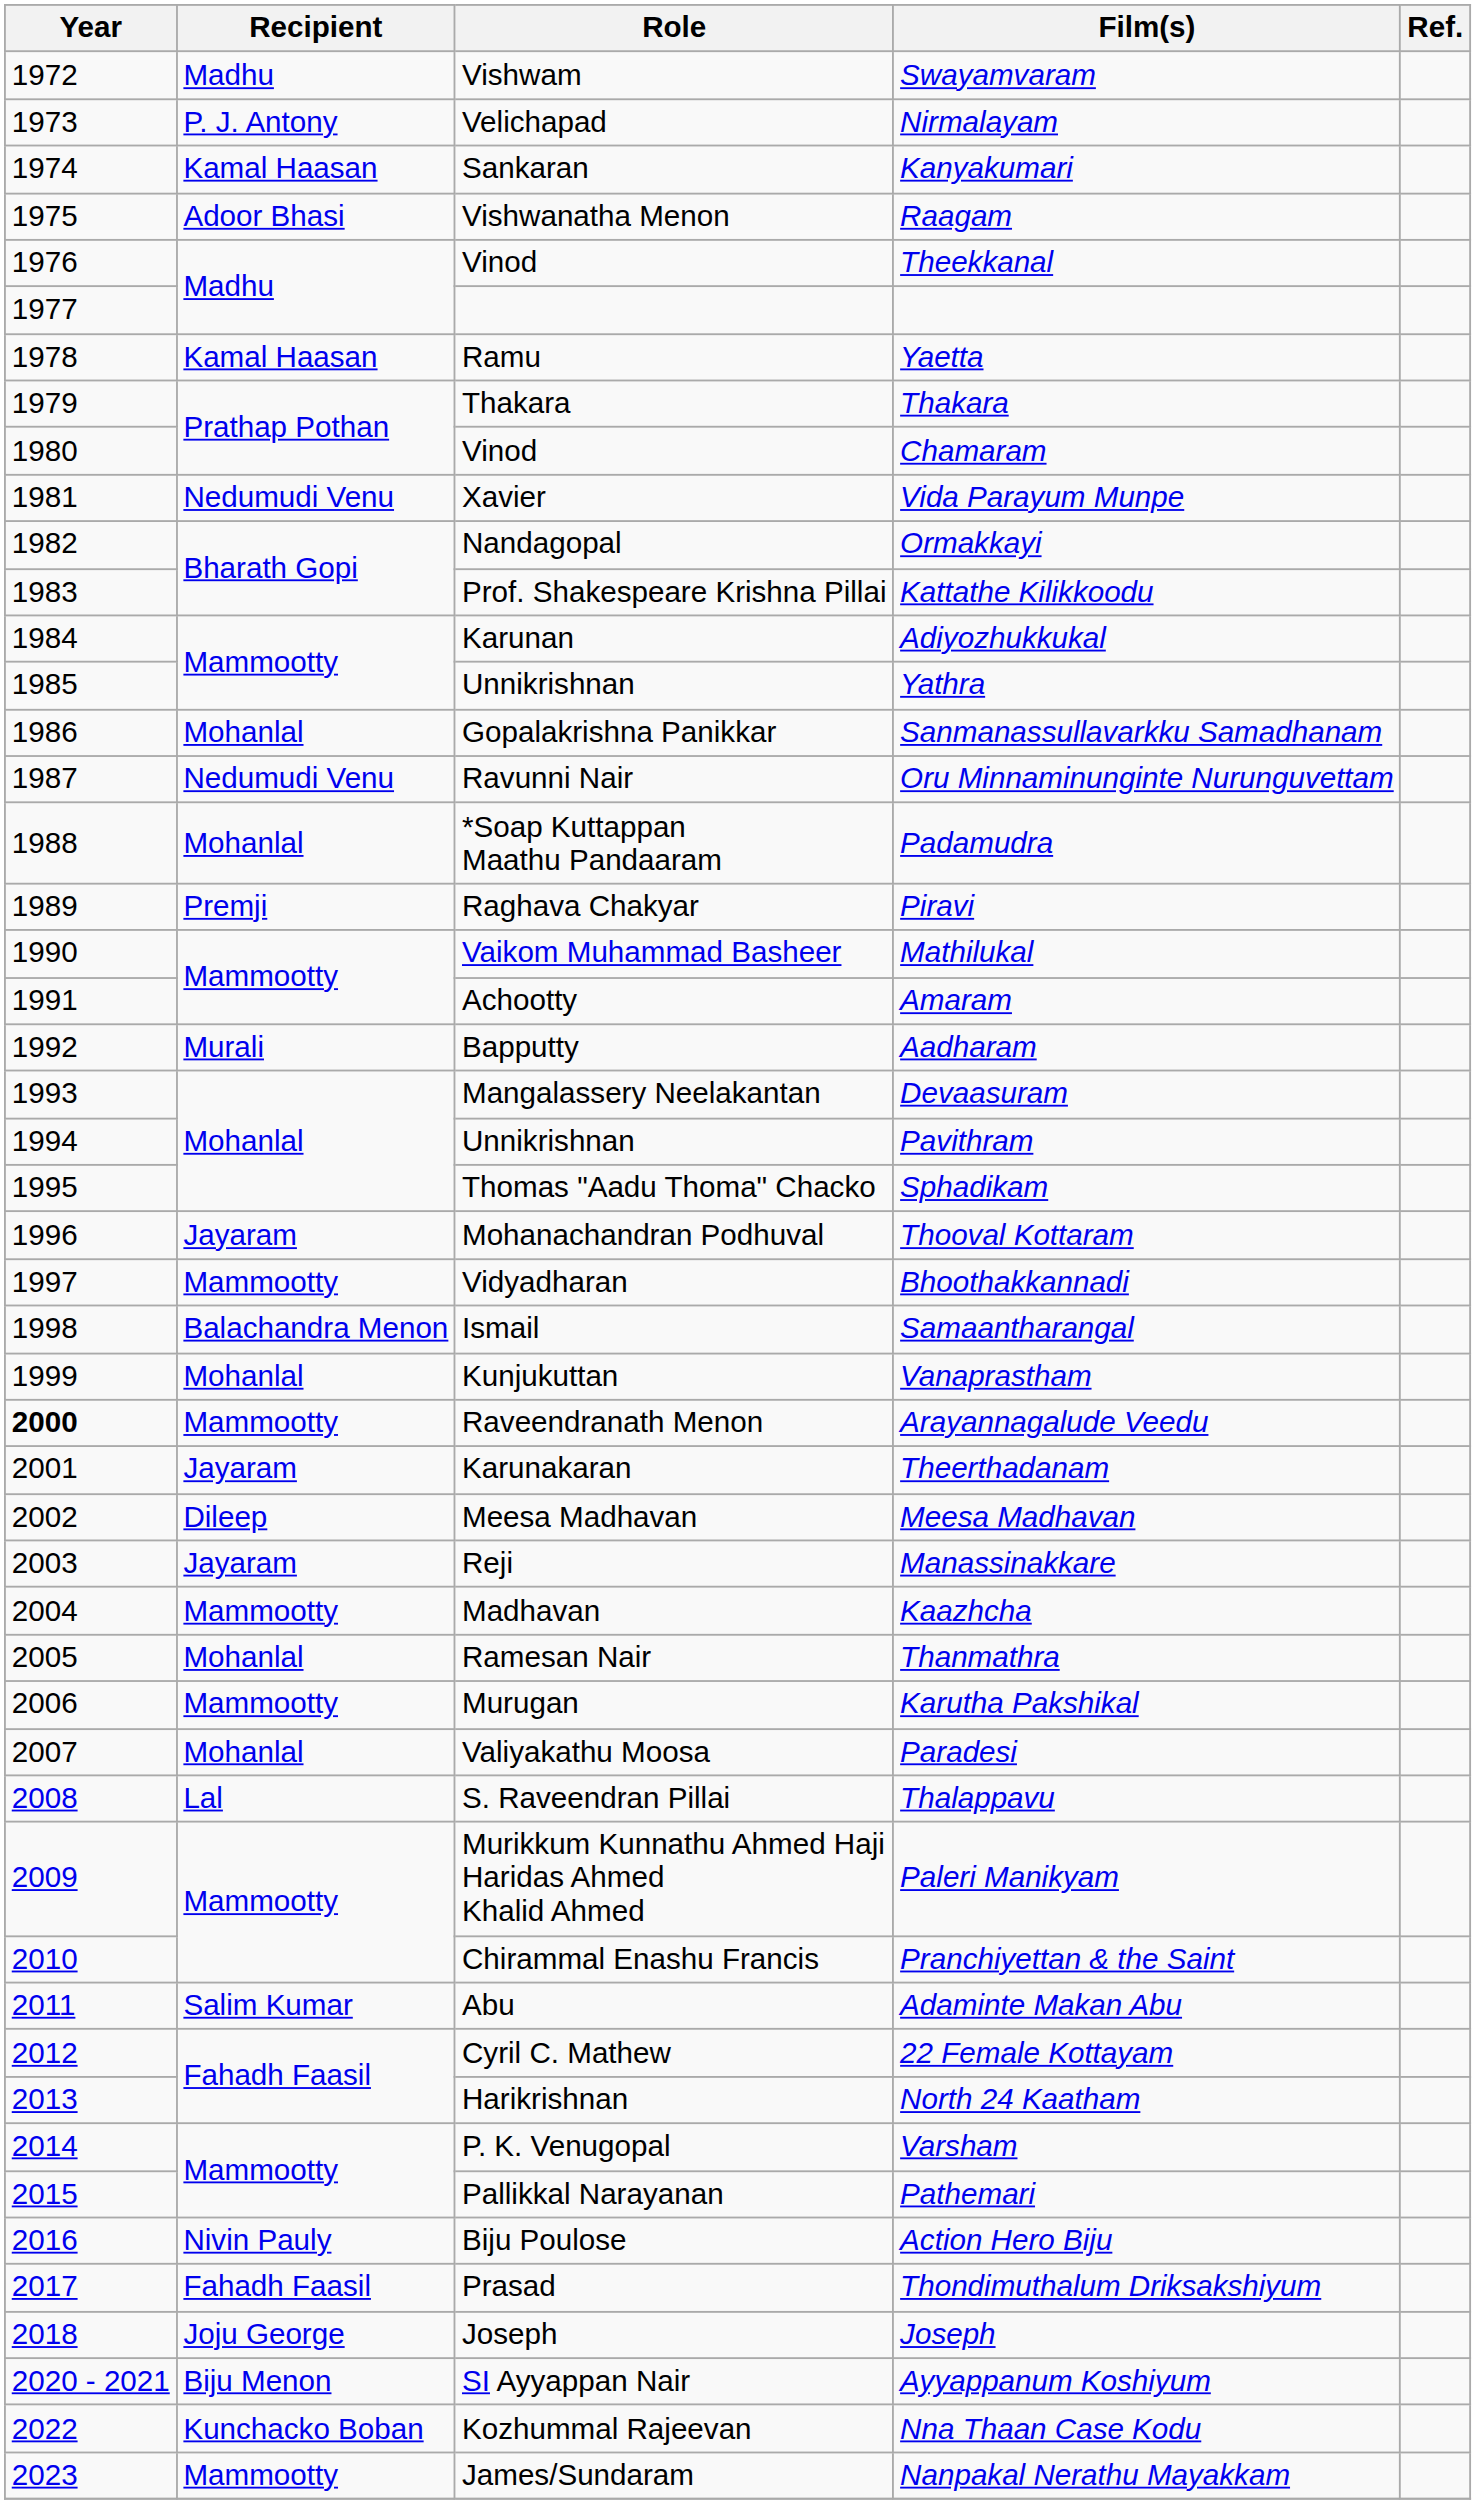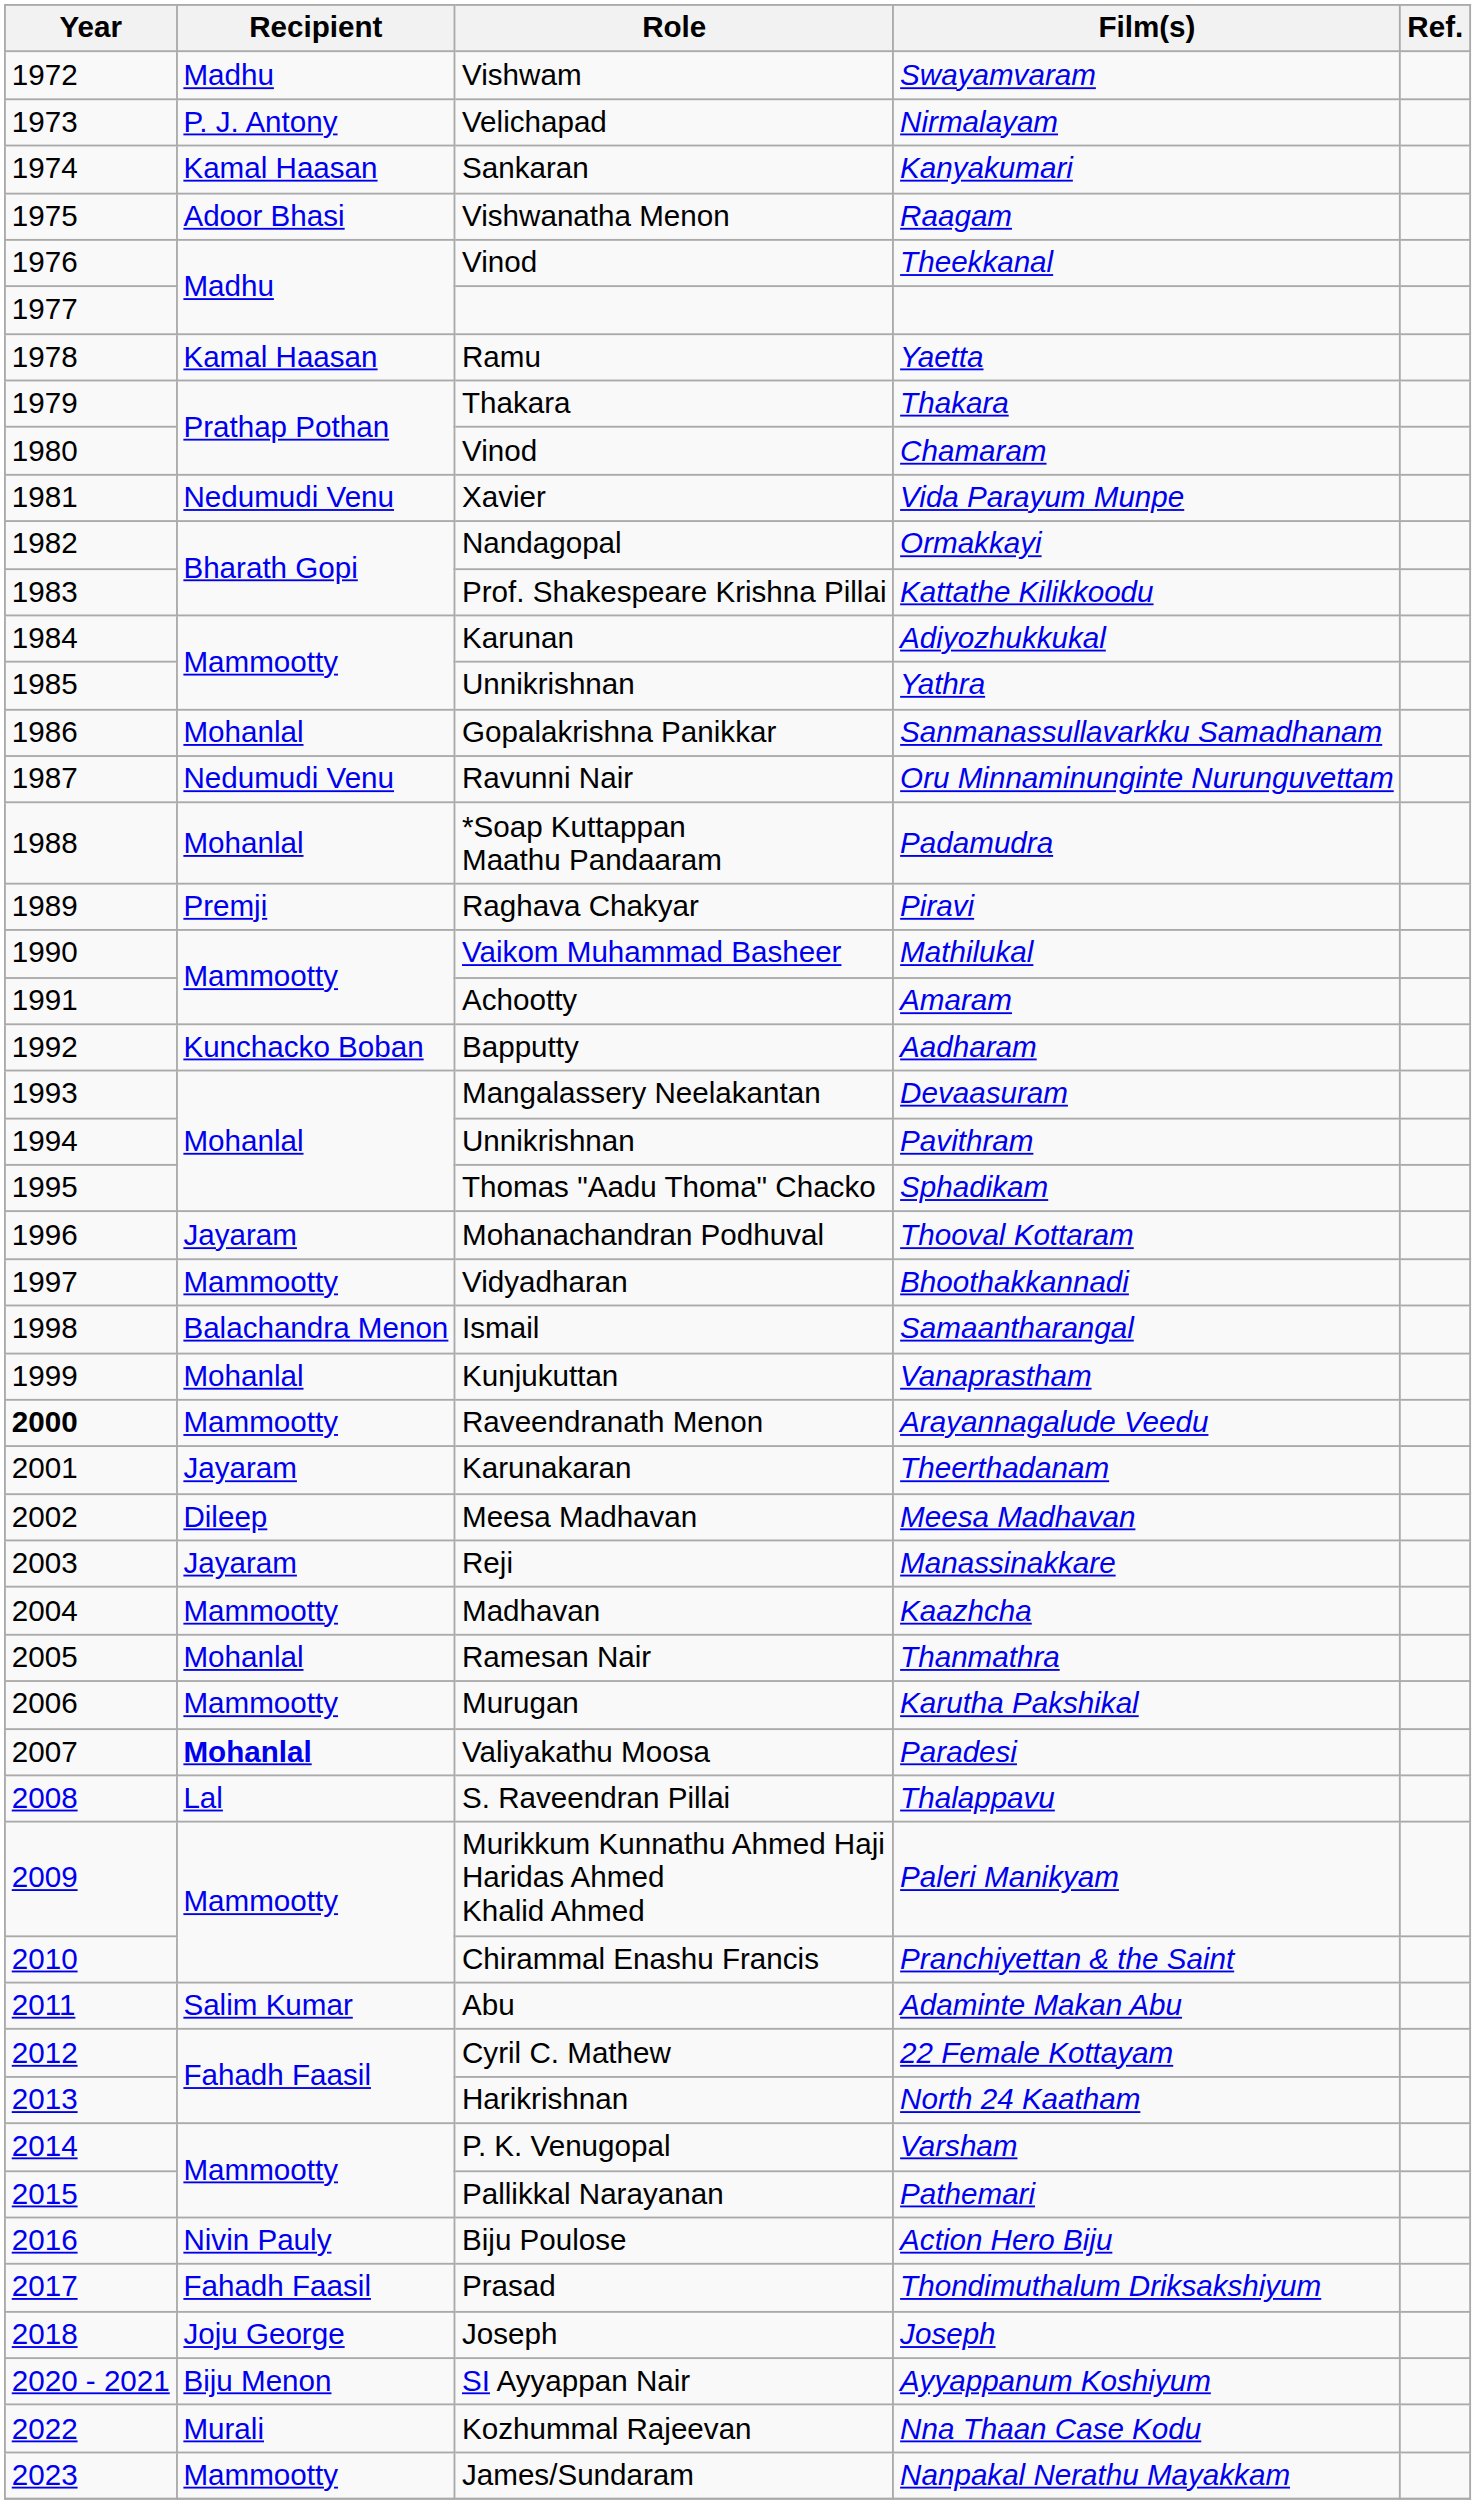(224, 1047) Murali -> (304, 1047) Kunchacko Boban
(243, 1751) normal -> (248, 1751) bold
(304, 2428) Kunchacko Boban -> (224, 2428) Murali
